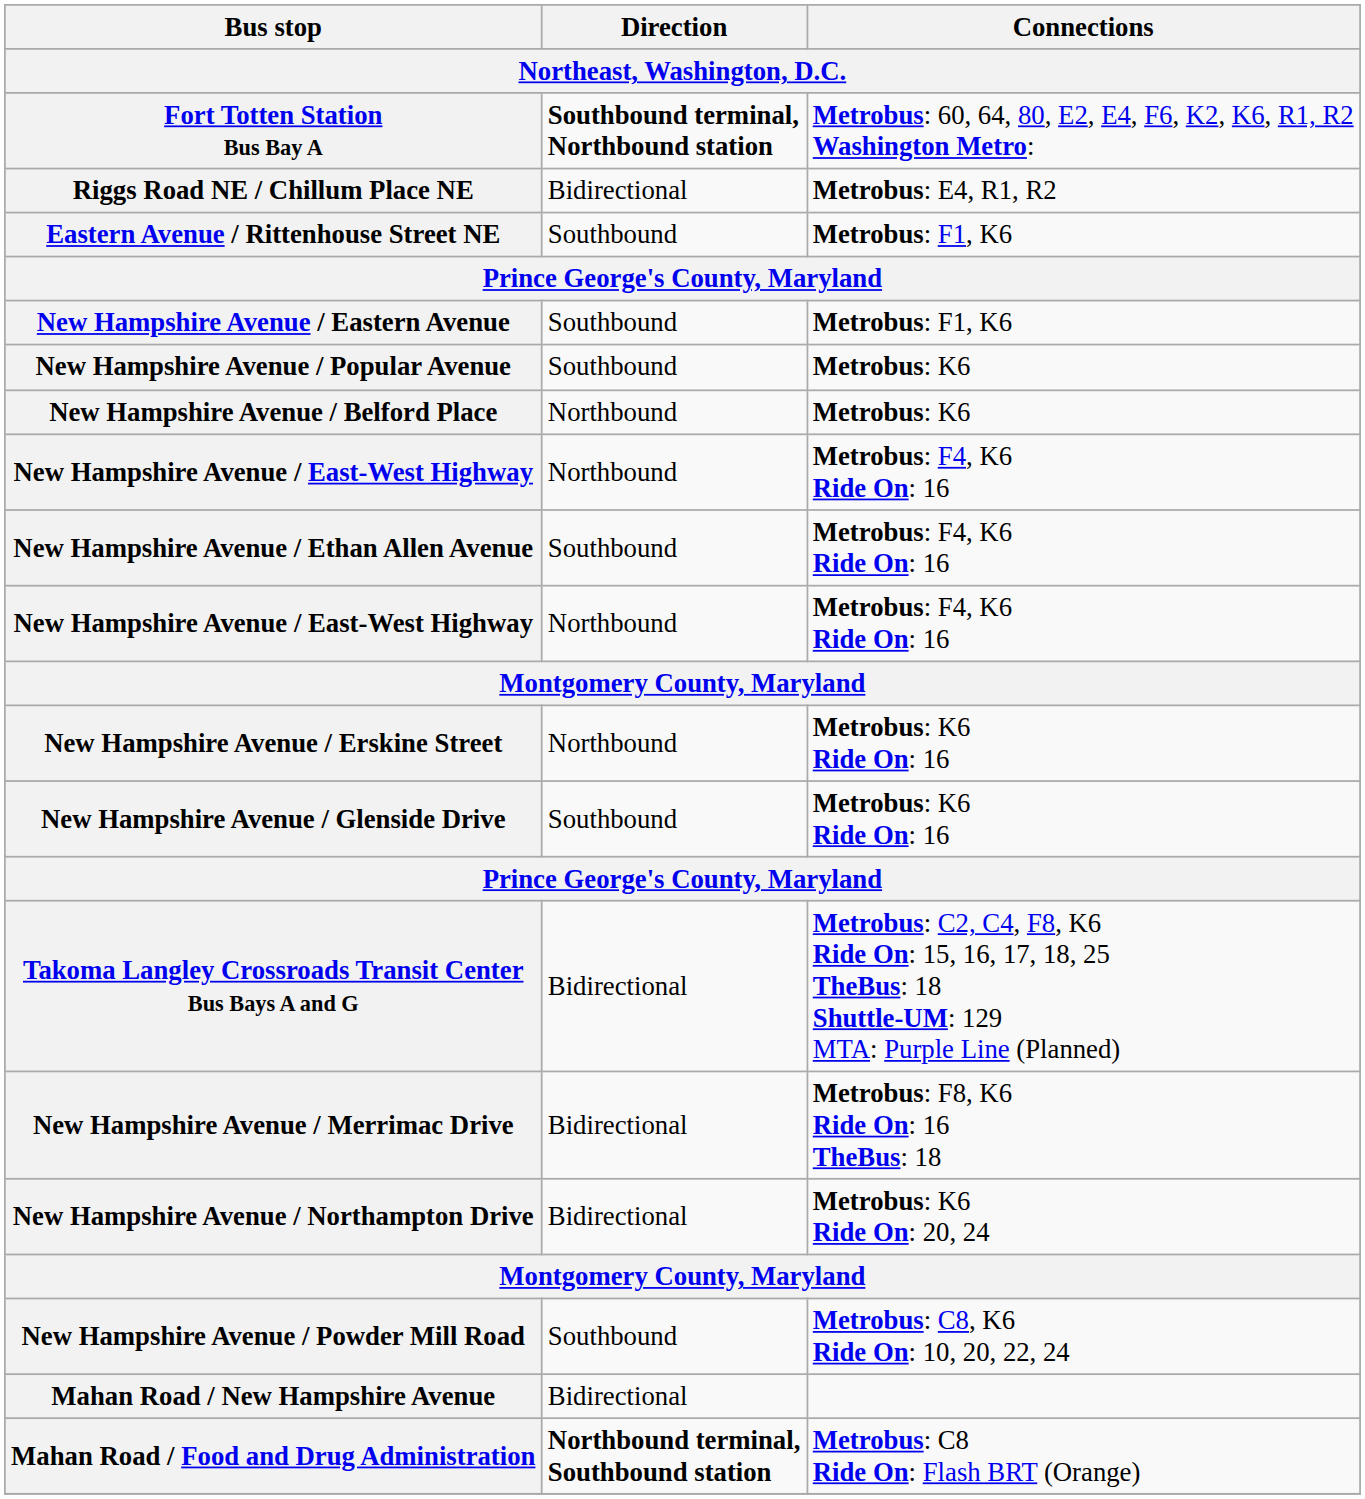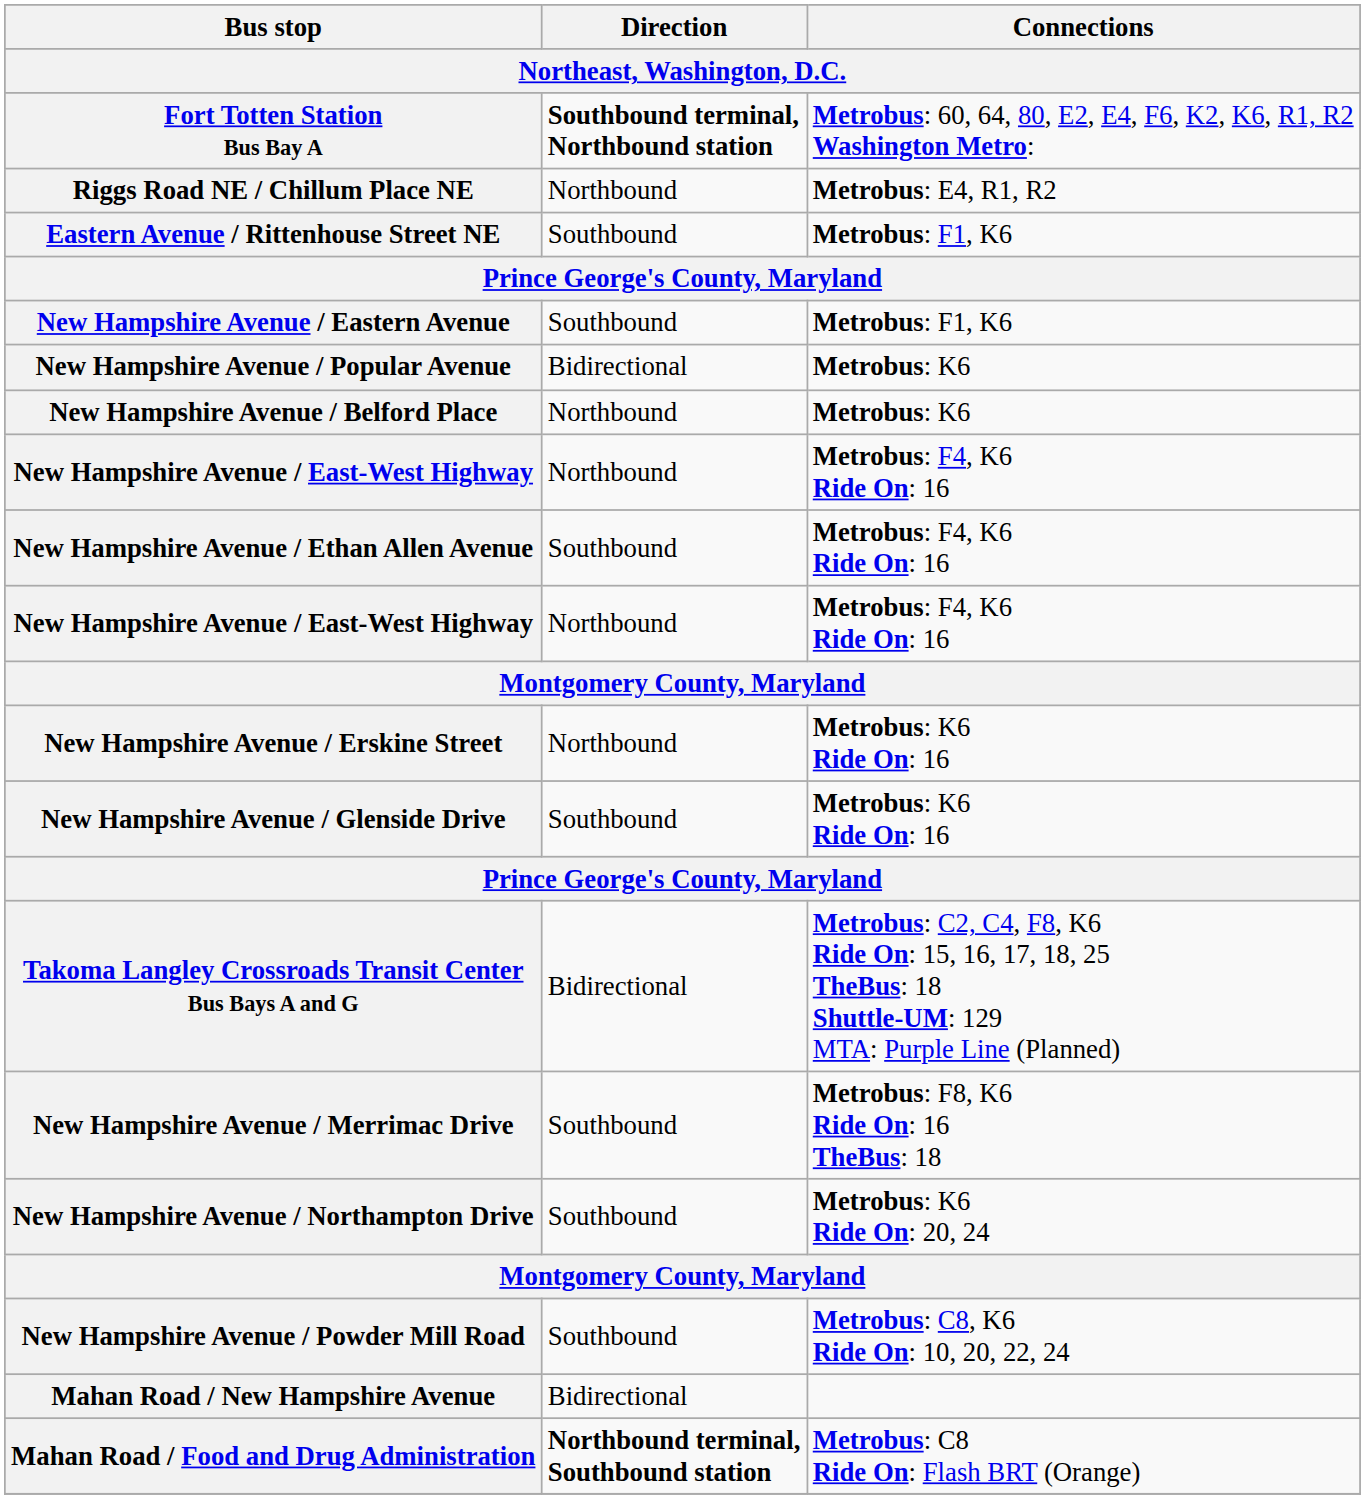(618, 190) Bidirectional -> (612, 190) Northbound
(612, 367) Southbound -> (618, 367) Bidirectional
(618, 1125) Bidirectional -> (612, 1125) Southbound
(618, 1216) Bidirectional -> (612, 1216) Southbound
